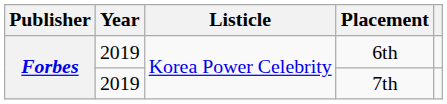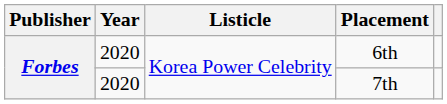(120, 51) 2019 -> (120, 51) 2020
(120, 83) 2019 -> (120, 83) 2020
